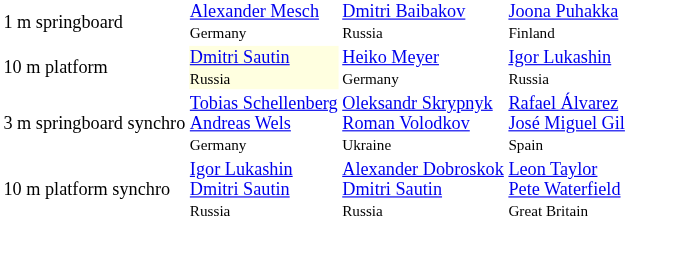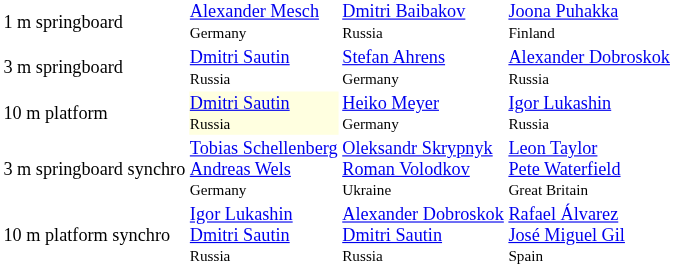+ row: (63, 67)
(567, 123) Rafael Álvarez José Miguel Gil Spain -> (564, 168) Leon Taylor Pete Waterfield Great Britain
(564, 189) Leon Taylor Pete Waterfield Great Britain -> (567, 235) Rafael Álvarez José Miguel Gil Spain
